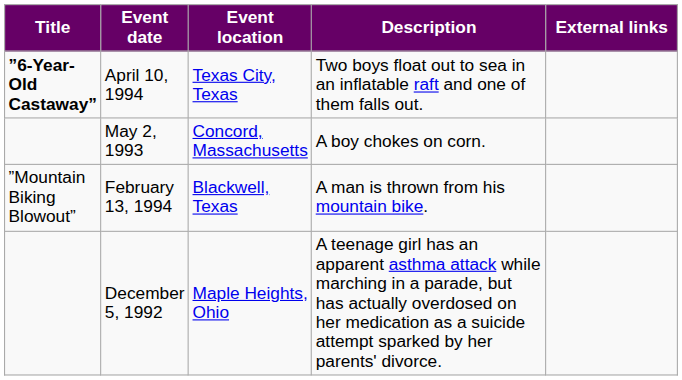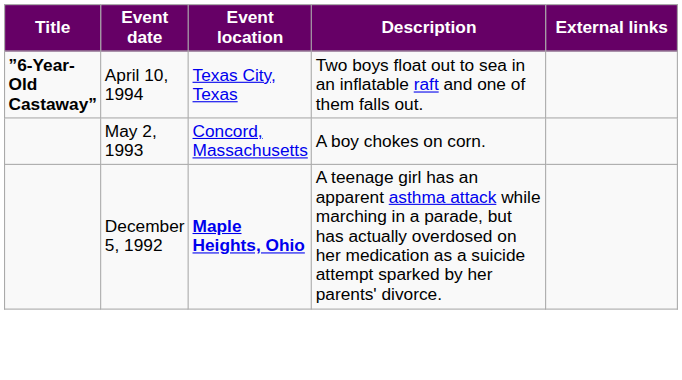- row: (139, 197)
(250, 302) normal -> (249, 236) bold
